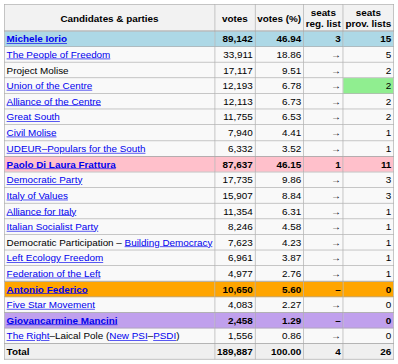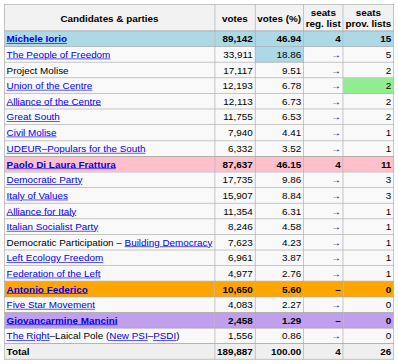(338, 39) 3 -> (338, 39) 4
(289, 55) no background -> (289, 55) lightblue background
(338, 164) 1 -> (338, 164) 4
